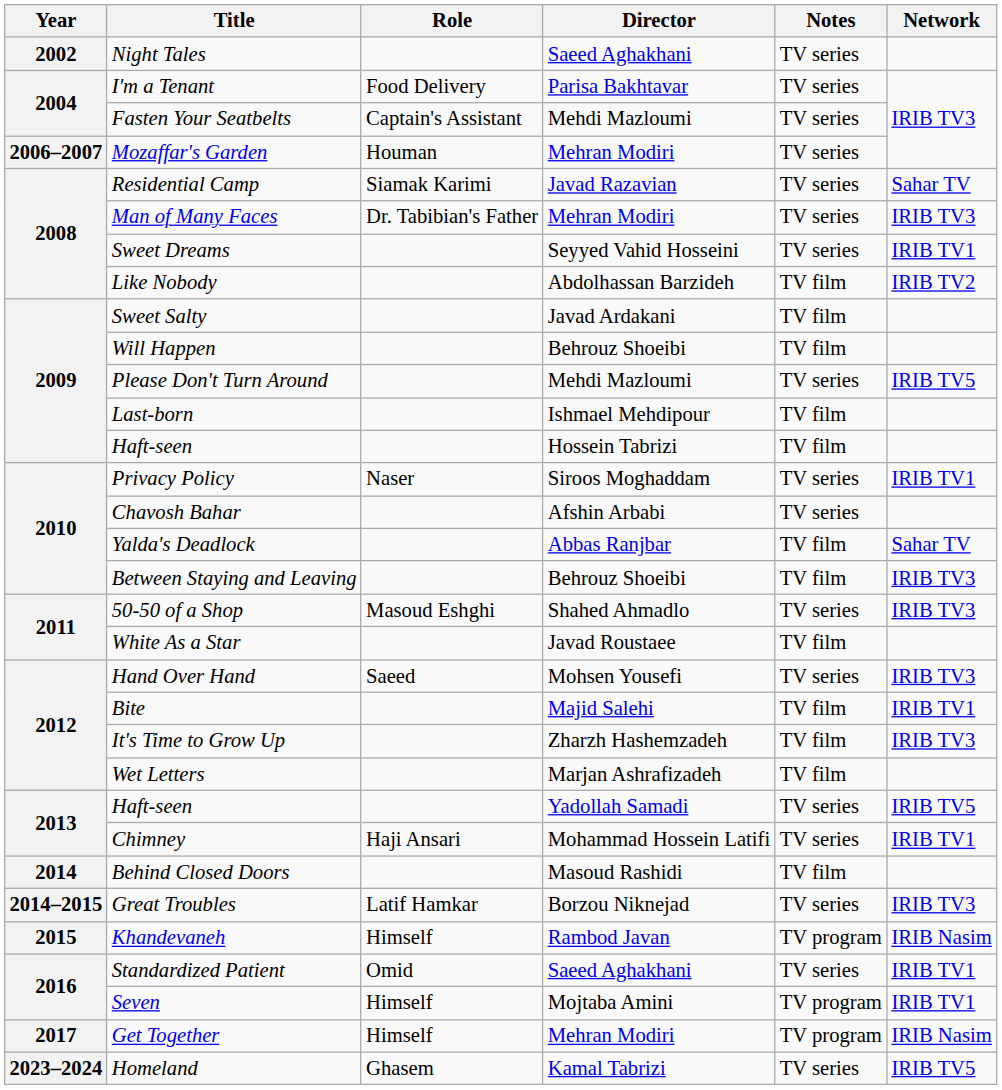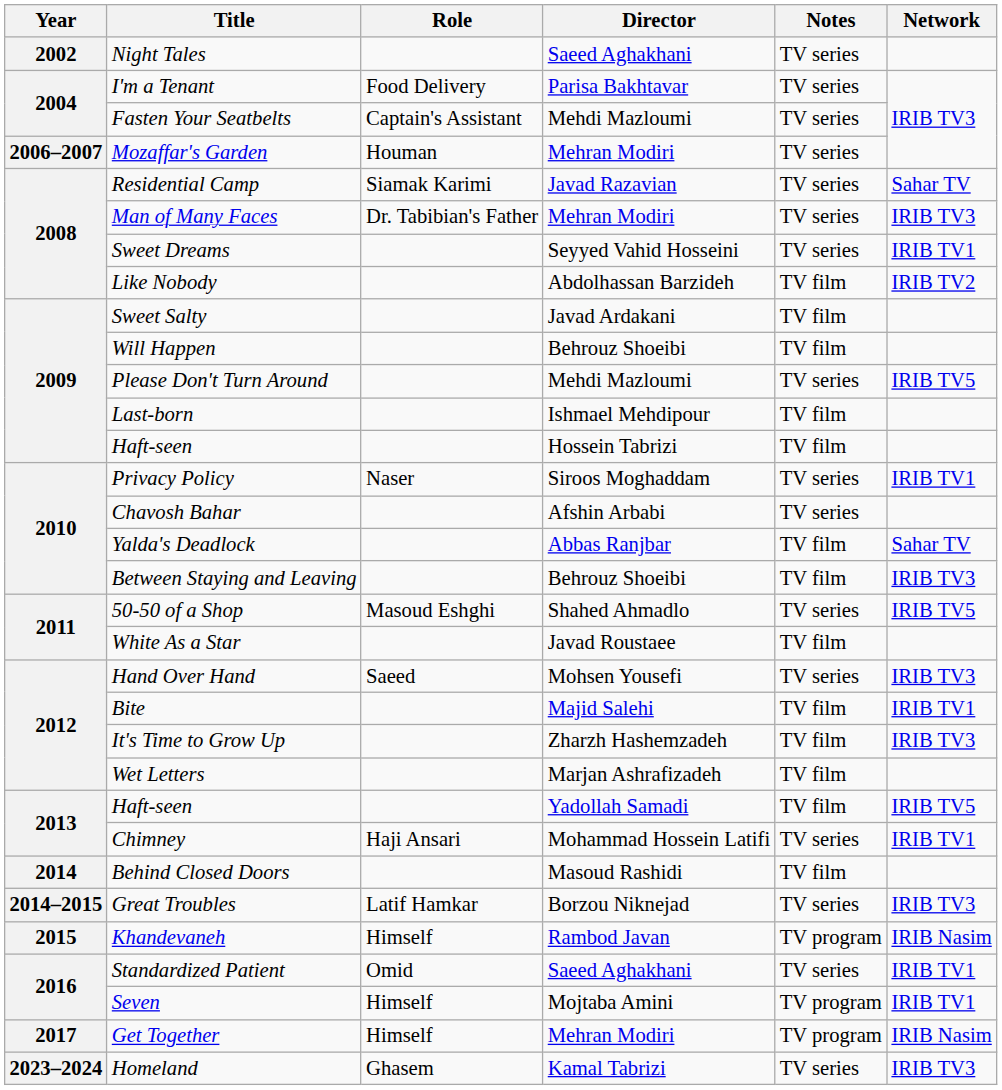(933, 610) IRIB TV3 -> (933, 610) IRIB TV5
(819, 806) TV series -> (813, 806) TV film
(933, 1068) IRIB TV5 -> (933, 1068) IRIB TV3
